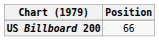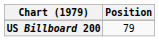(129, 28) 66 -> (129, 28) 79
